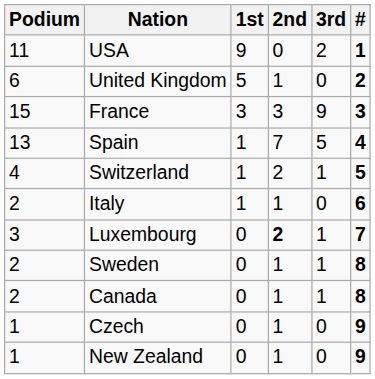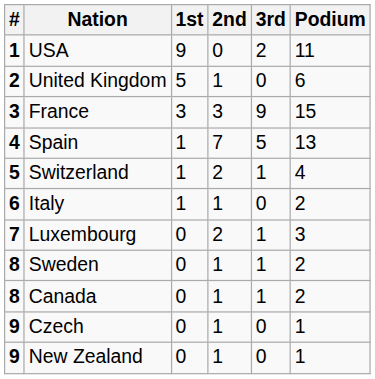columns swapped: (360, 19) <-> (45, 19)
(278, 234) bold -> (218, 234) normal
